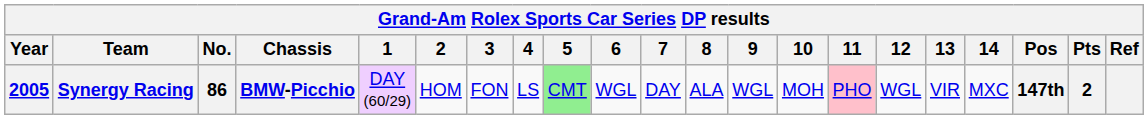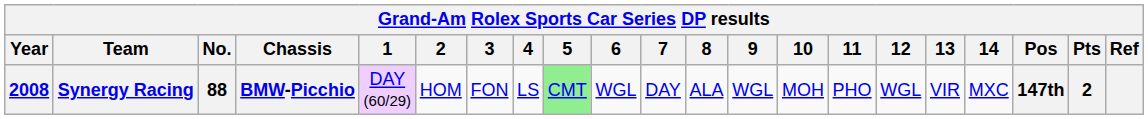(29, 89) 2005 -> (29, 89) 2008
(217, 89) 86 -> (217, 89) 88
(852, 89) pink background -> (852, 89) no background
